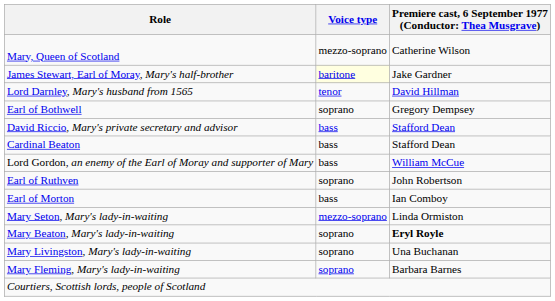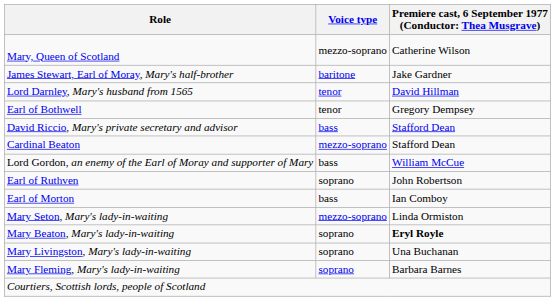(337, 74) lightyellow background -> (337, 74) no background
(336, 109) soprano -> (330, 109) tenor
(328, 145) bass -> (353, 145) mezzo-soprano
